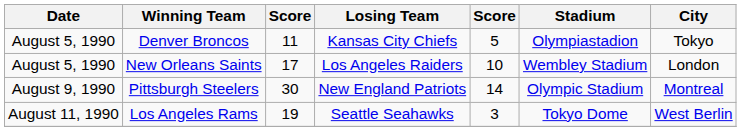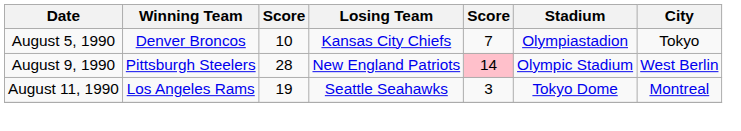(290, 41) 11 -> (284, 41) 10
(495, 41) 5 -> (489, 41) 7
- row: (194, 65)
(290, 89) 30 -> (284, 65) 28
(495, 89) no background -> (489, 65) pink background
(694, 89) Montreal -> (679, 65) West Berlin
(694, 114) West Berlin -> (679, 89) Montreal
